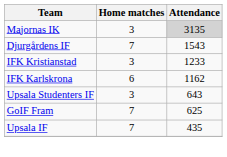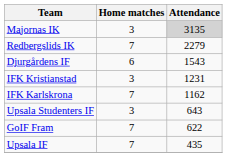+ row: (41, 45)
(132, 45) 7 -> (132, 62) 6
(195, 62) 1233 -> (195, 78) 1231
(132, 78) 6 -> (132, 95) 7
(195, 111) 625 -> (195, 128) 622
